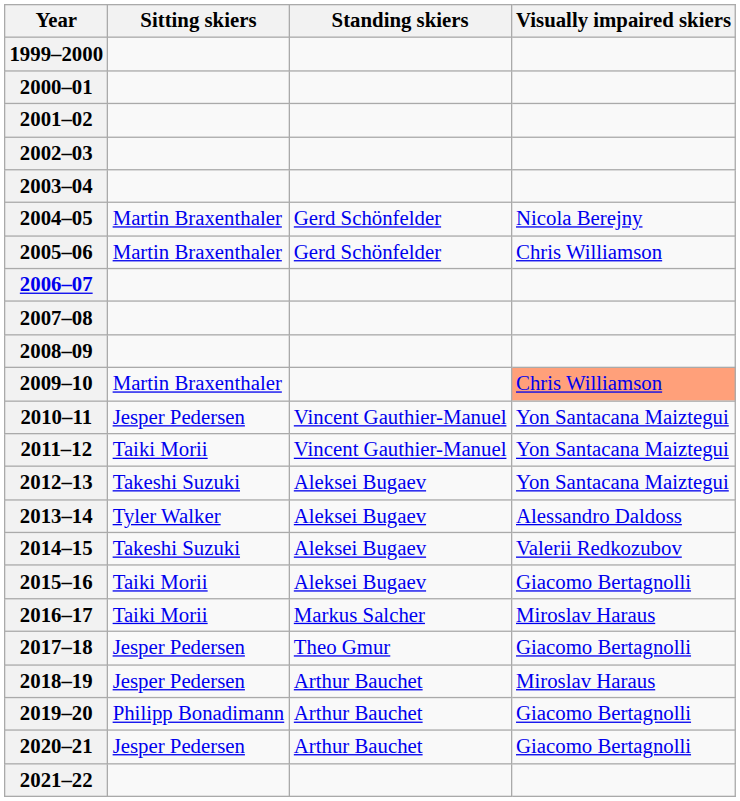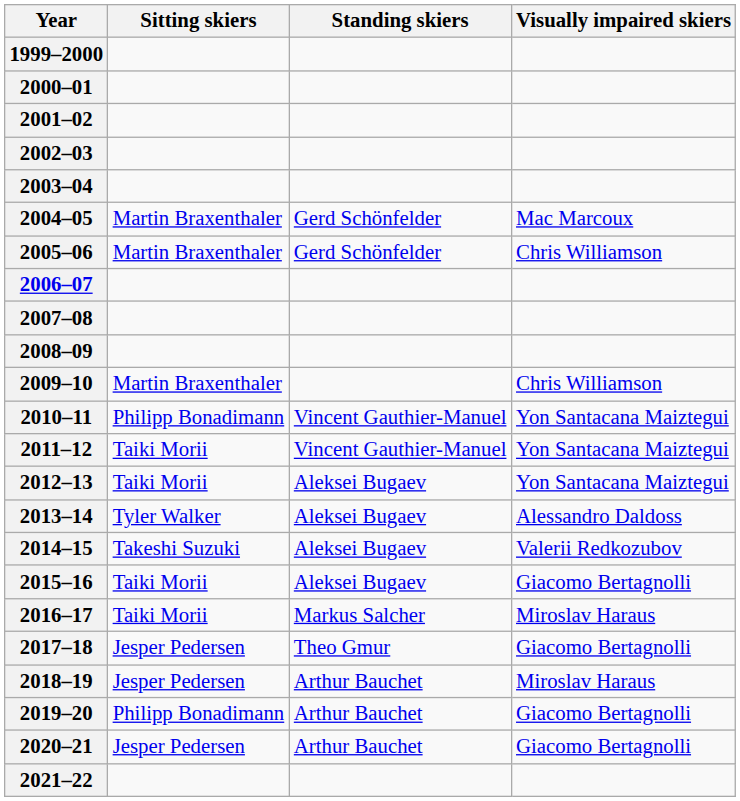(579, 218) Nicola Berejny -> (575, 218) Mac Marcoux
(589, 383) lightsalmon background -> (589, 383) no background
(179, 416) Jesper Pedersen -> (198, 416) Philipp Bonadimann
(176, 482) Takeshi Suzuki -> (160, 482) Taiki Morii
